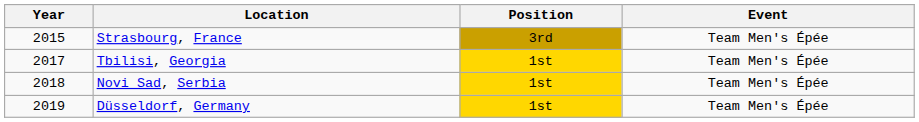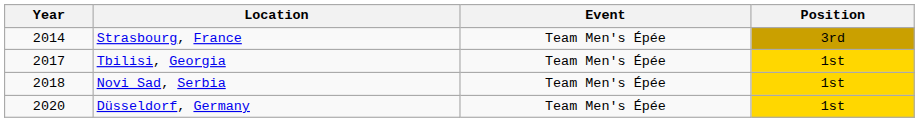columns swapped: (768, 16) <-> (541, 16)
(49, 38) 2015 -> (49, 38) 2014
(49, 106) 2019 -> (49, 106) 2020
